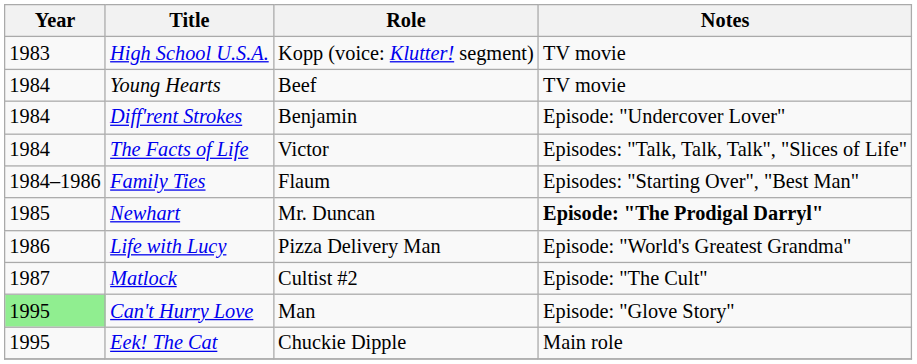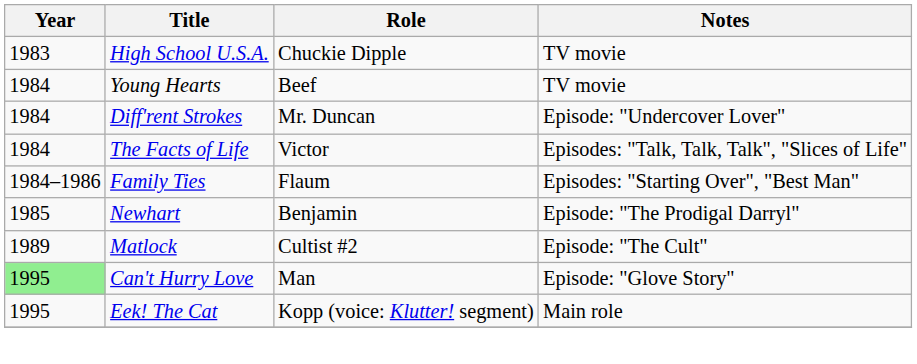(406, 52) Kopp (voice: Klutter! segment) -> (342, 52) Chuckie Dipple
(318, 117) Benjamin -> (327, 117) Mr. Duncan
(327, 213) Mr. Duncan -> (318, 213) Benjamin
(683, 213) bold -> (671, 213) normal
- row: (168, 246)
(30, 278) 1987 -> (30, 246) 1989
(342, 342) Chuckie Dipple -> (406, 310) Kopp (voice: Klutter! segment)
